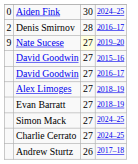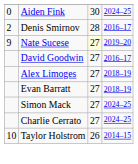- row: (47, 58)
+ row: (53, 136)
- row: (45, 151)
